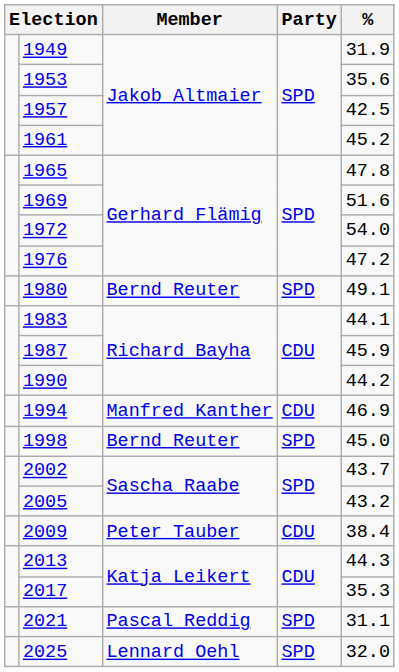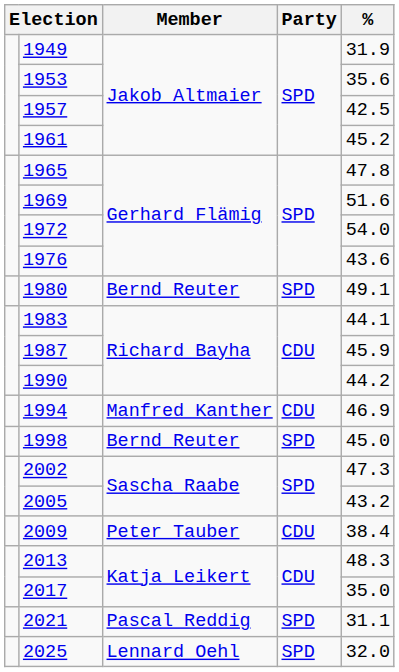(368, 260) 47.2 -> (368, 260) 43.6
(368, 471) 43.7 -> (368, 471) 47.3
(368, 561) 44.3 -> (368, 561) 48.3
(368, 591) 35.3 -> (368, 591) 35.0
